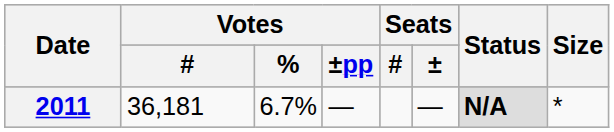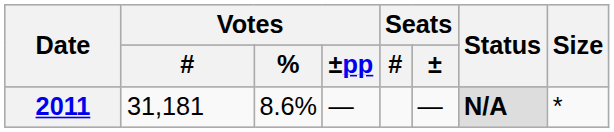(166, 105) 36,181 -> (166, 105) 31,181
(288, 105) 6.7% -> (288, 105) 8.6%
